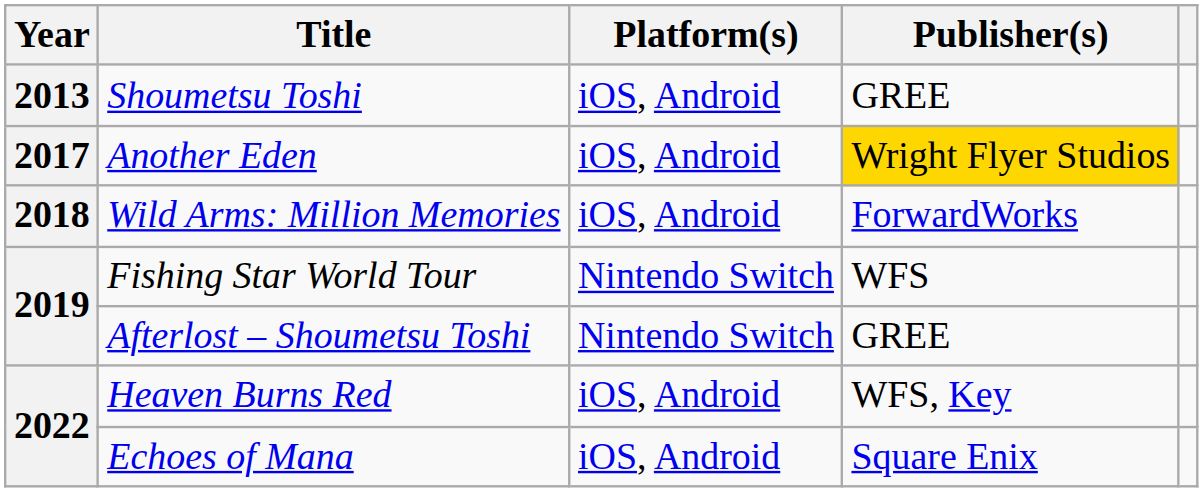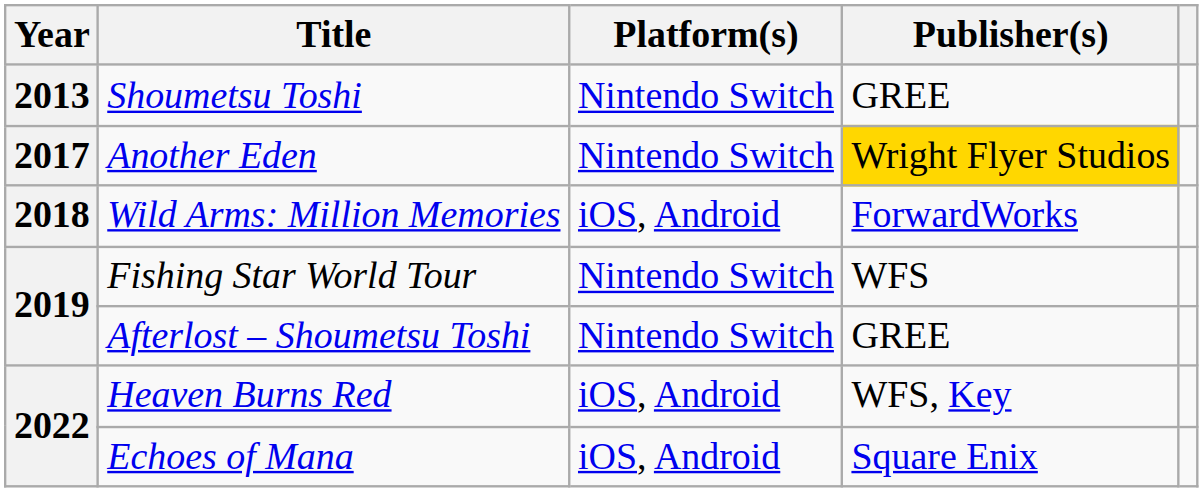(679, 94) iOS, Android -> (706, 94) Nintendo Switch
(679, 154) iOS, Android -> (706, 154) Nintendo Switch
